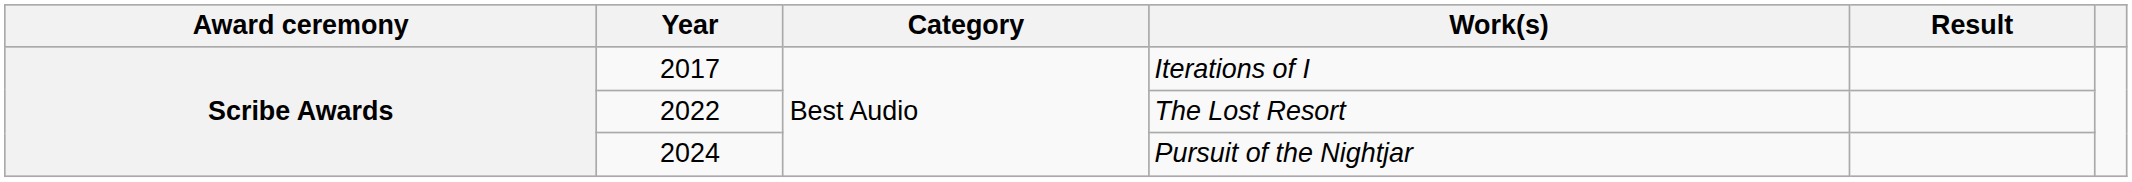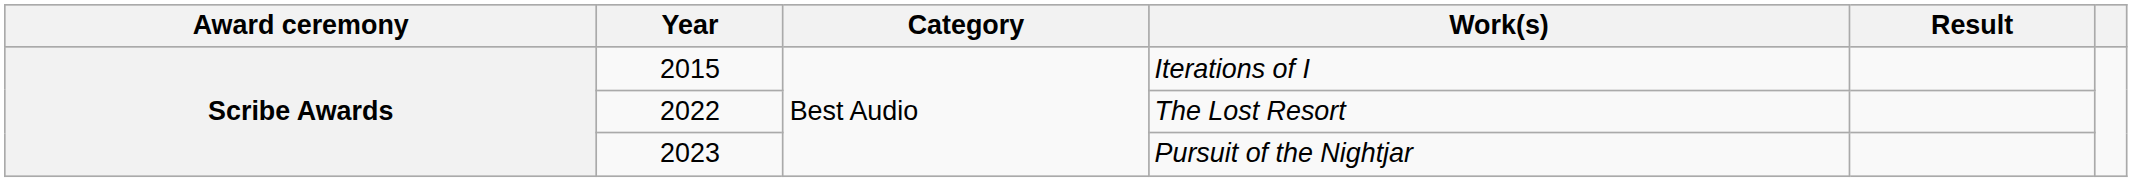(690, 68) 2017 -> (690, 68) 2015
(690, 153) 2024 -> (690, 153) 2023
